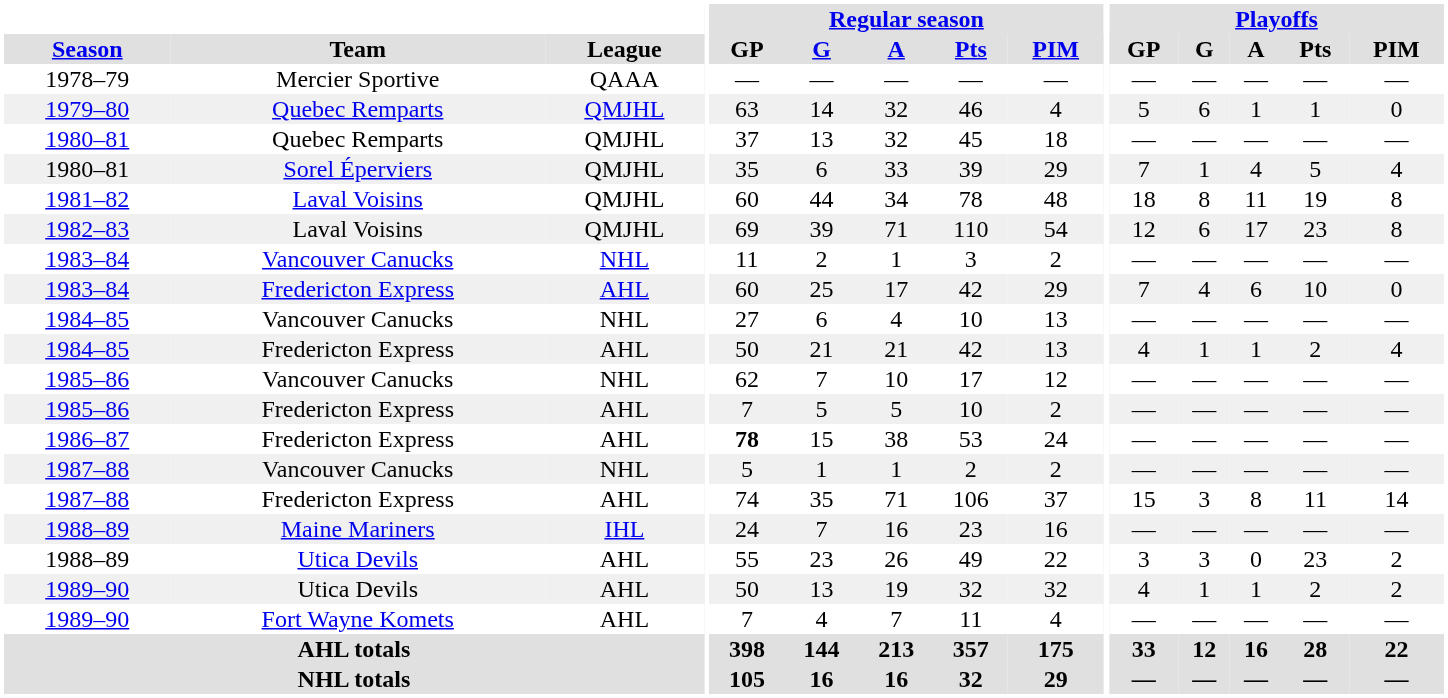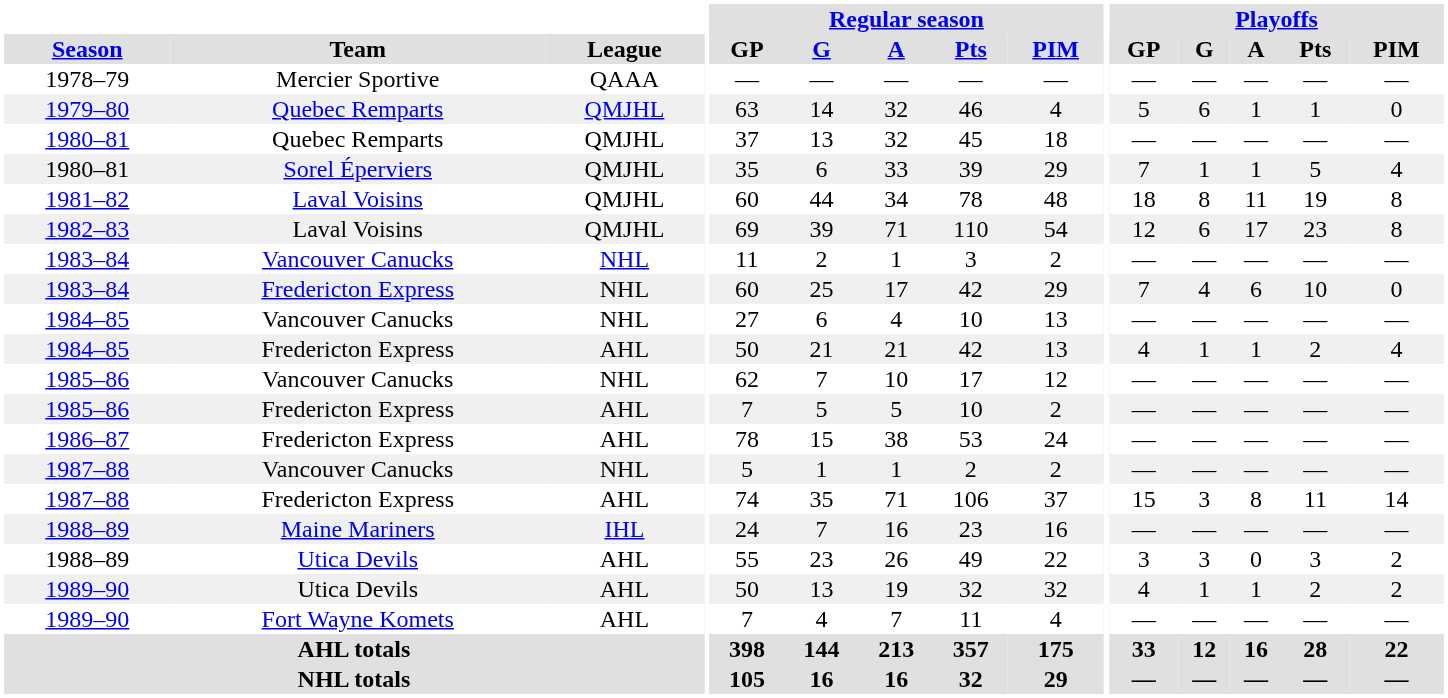(1256, 168) 4 -> (1256, 168) 1
(624, 288) AHL -> (624, 288) NHL
(747, 438) bold -> (747, 438) normal
(1315, 558) 23 -> (1315, 558) 3
